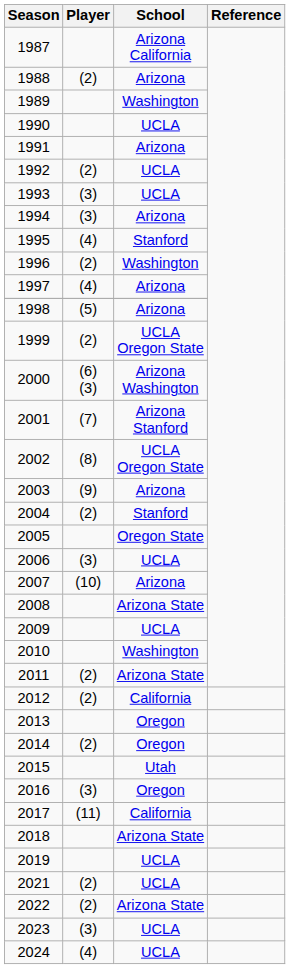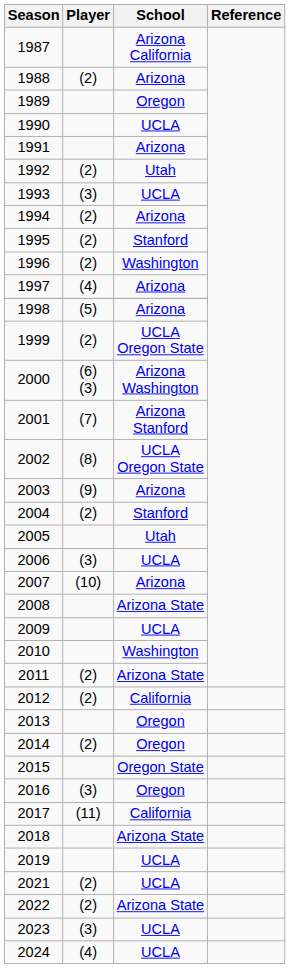(160, 101) Washington -> (160, 101) Oregon
(160, 170) UCLA -> (160, 170) Utah
(88, 217) (3) -> (88, 217) (2)
(88, 240) (4) -> (88, 240) (2)
(160, 536) Oregon State -> (160, 536) Utah
(160, 767) Utah -> (160, 767) Oregon State
